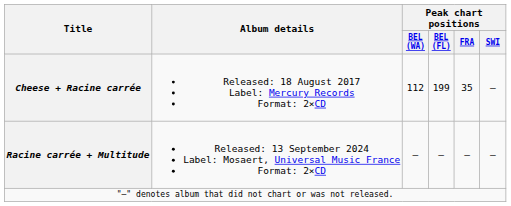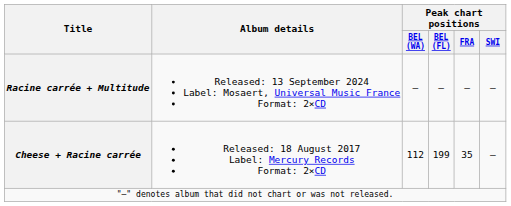rows swapped: (78, 87) <-> (78, 155)
